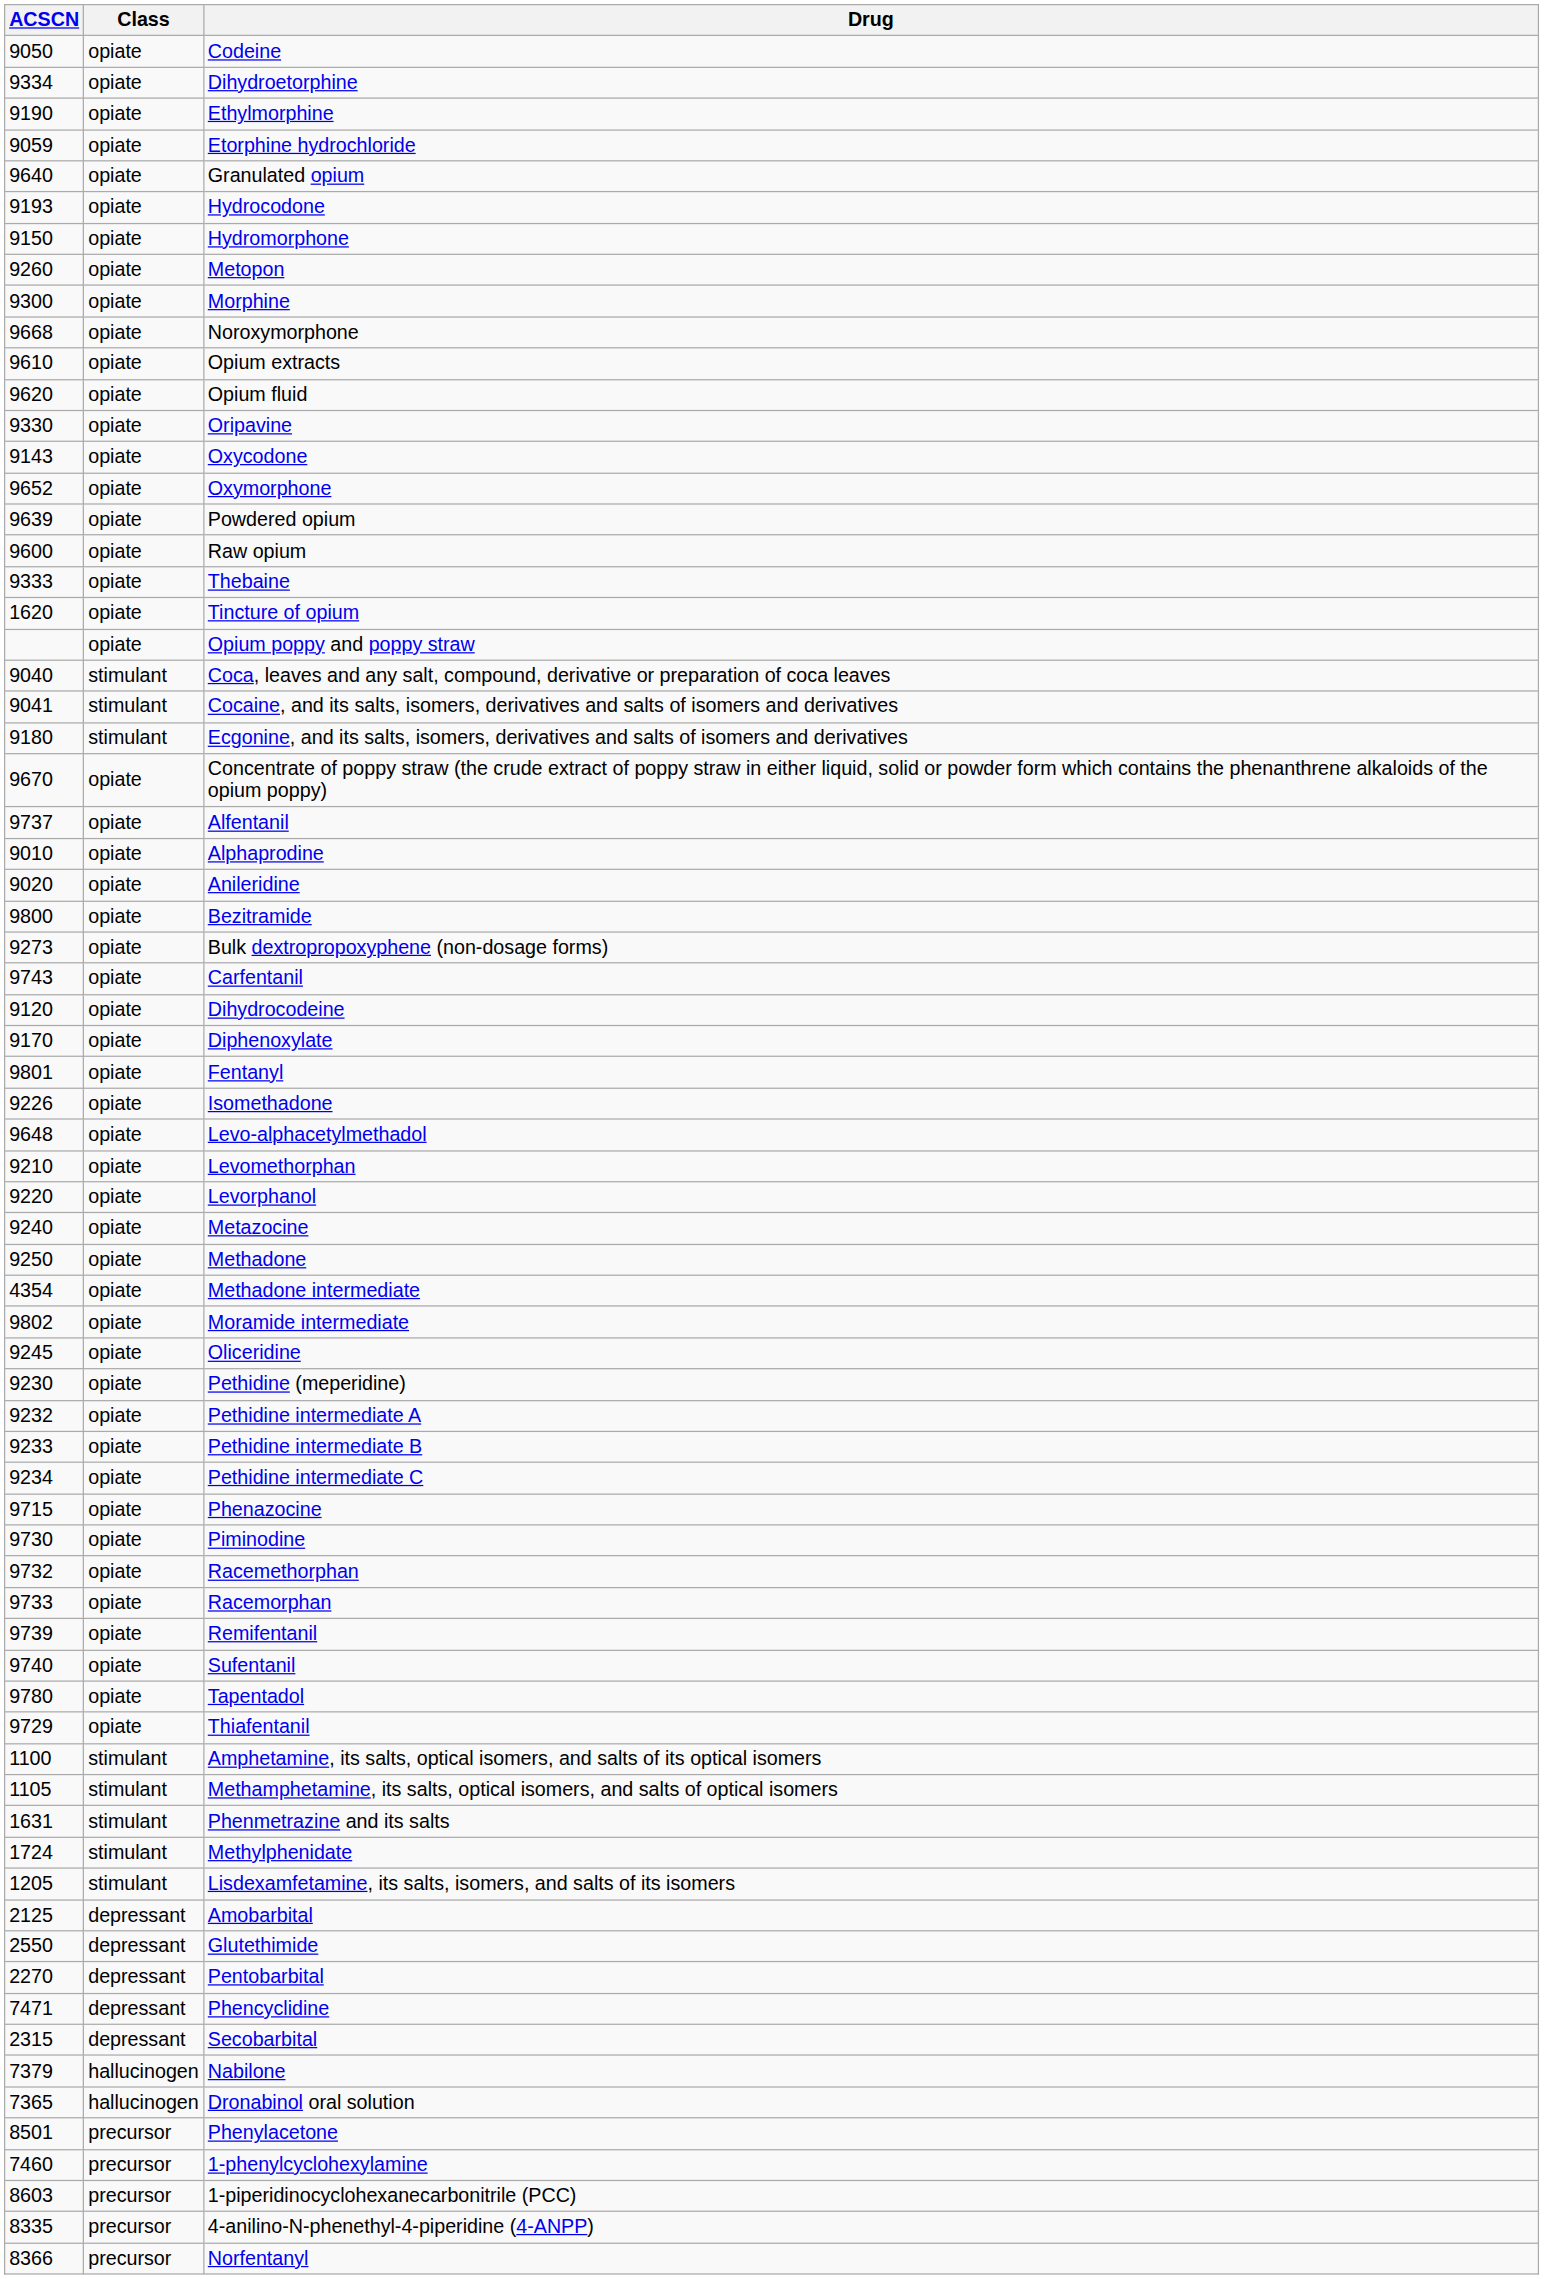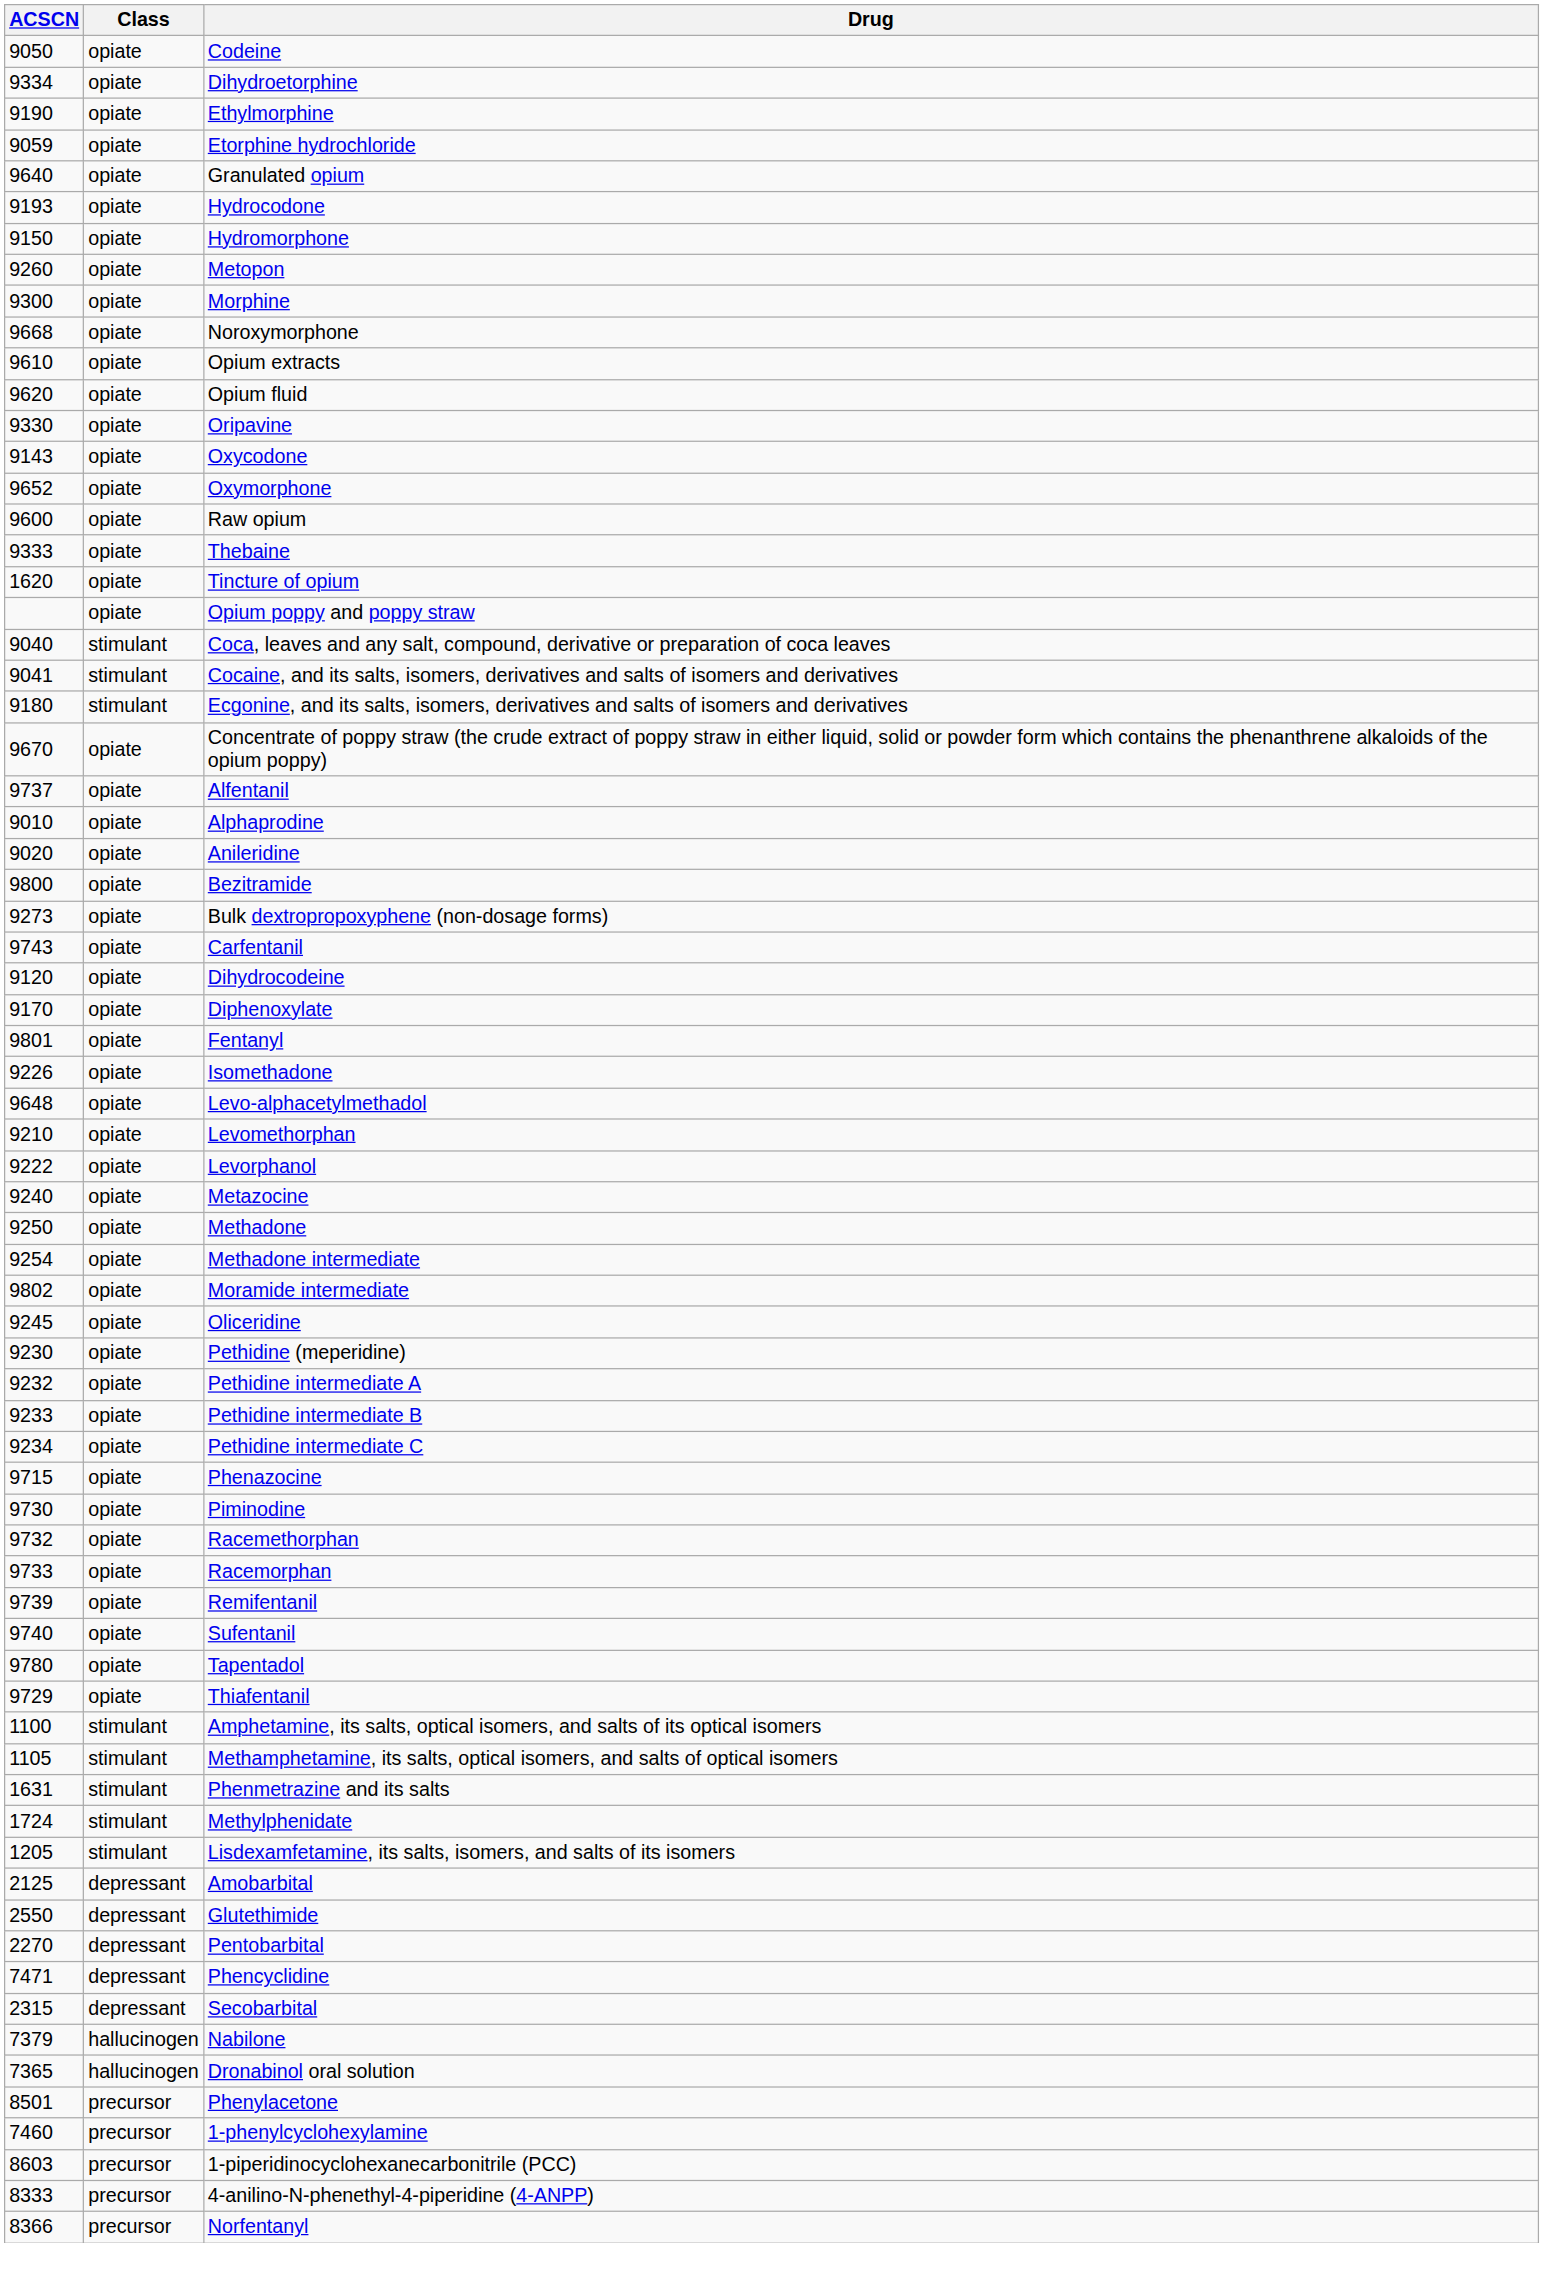- row: (282, 519)
(31, 1197) 9220 -> (31, 1165) 9222
(31, 1290) 4354 -> (31, 1259) 9254
(31, 2227) 8335 -> (31, 2195) 8333
